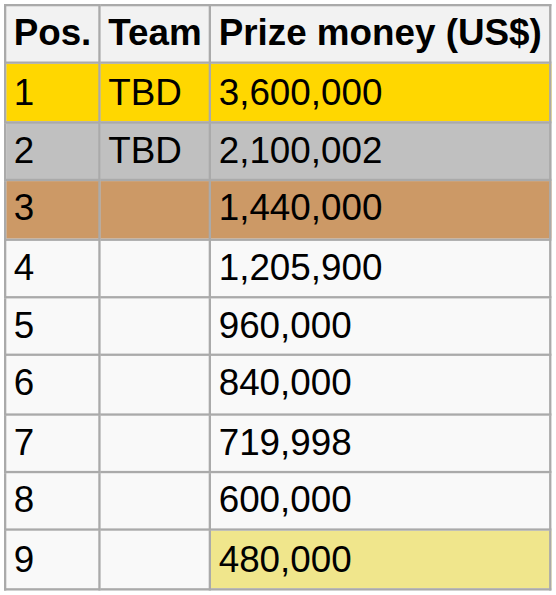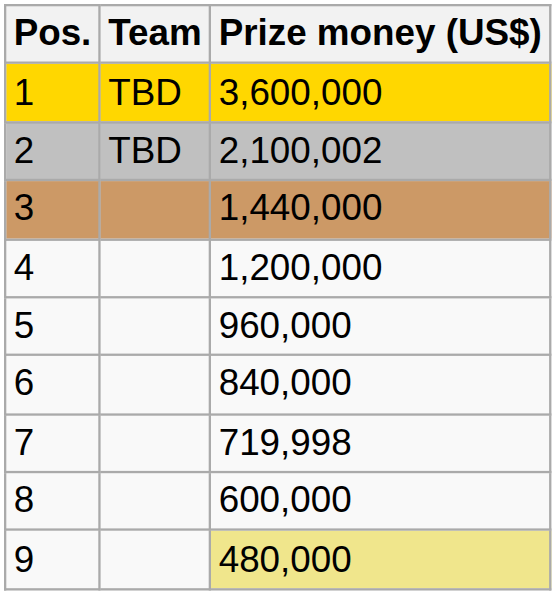(301, 267) 1,205,900 -> (301, 267) 1,200,000
